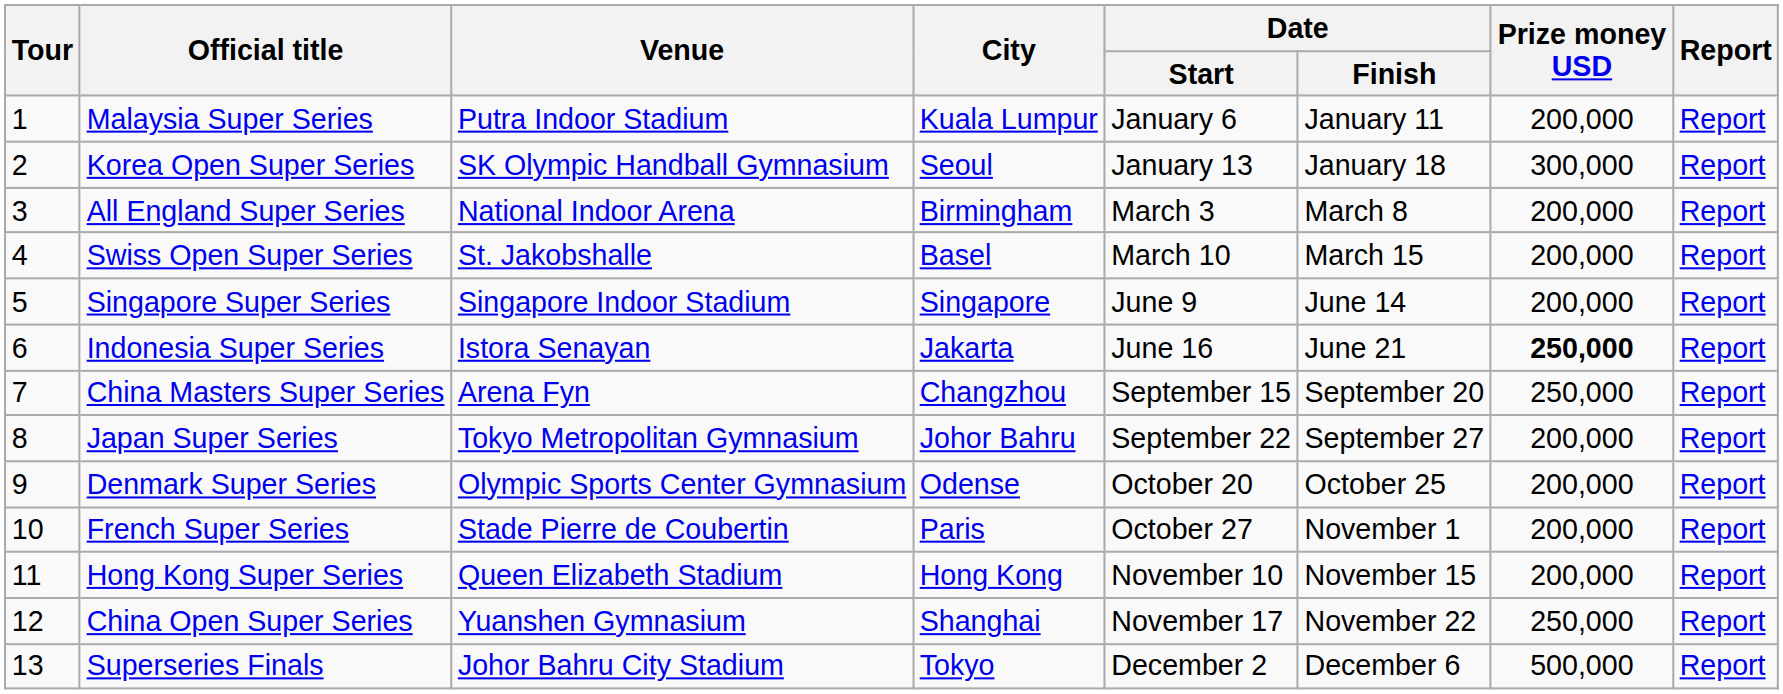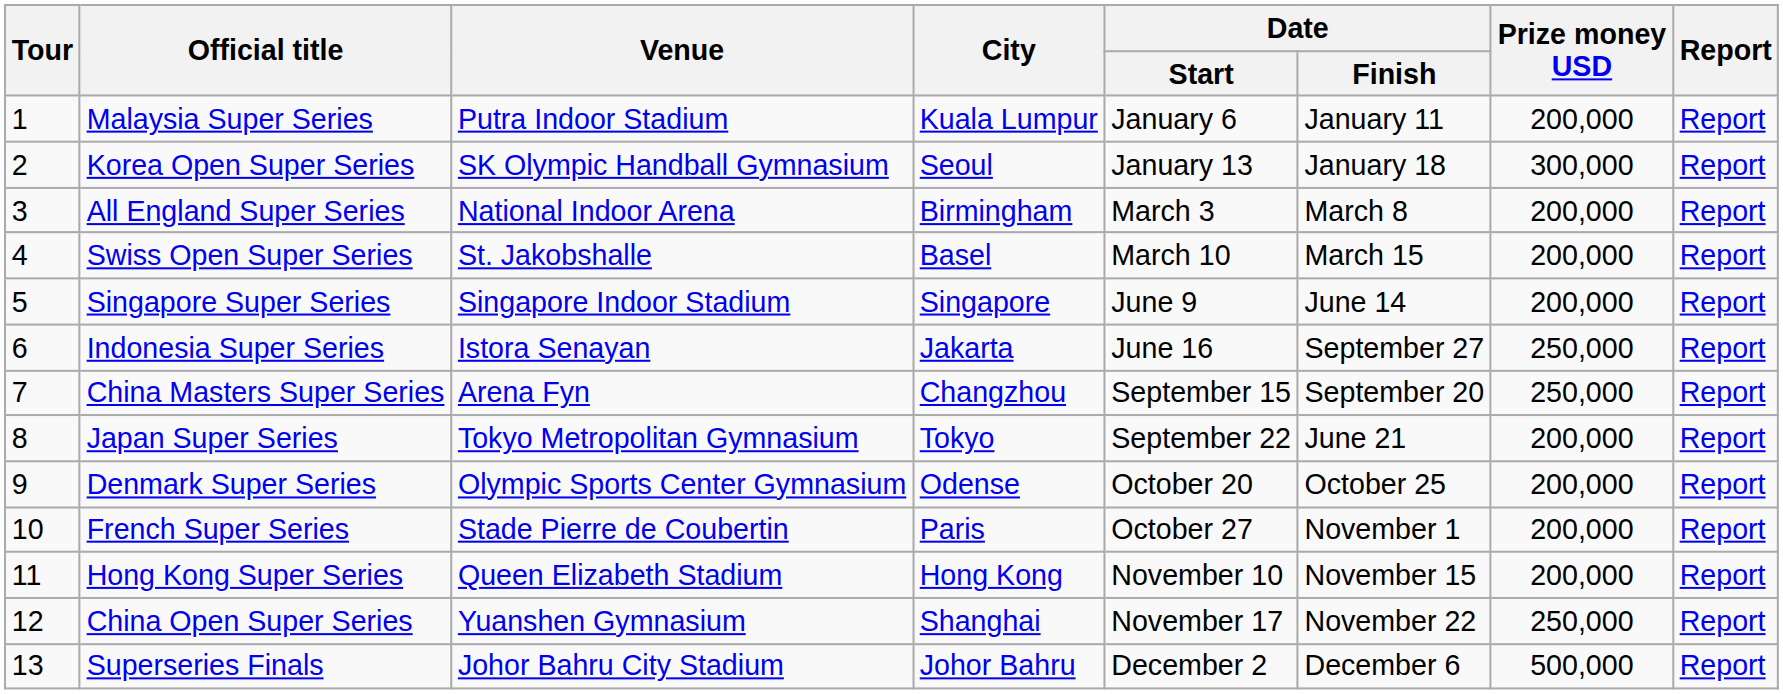(1355, 347) June 21 -> (1394, 347) September 27
(1582, 347) bold -> (1582, 347) normal
(998, 438) Johor Bahru -> (957, 438) Tokyo
(1394, 438) September 27 -> (1355, 438) June 21
(957, 666) Tokyo -> (998, 666) Johor Bahru
